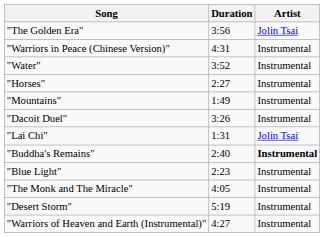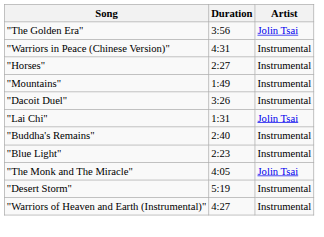- row: (24, 66)
(287, 153) bold -> (284, 136) normal
(284, 188) Instrumental -> (278, 171) Jolin Tsai
